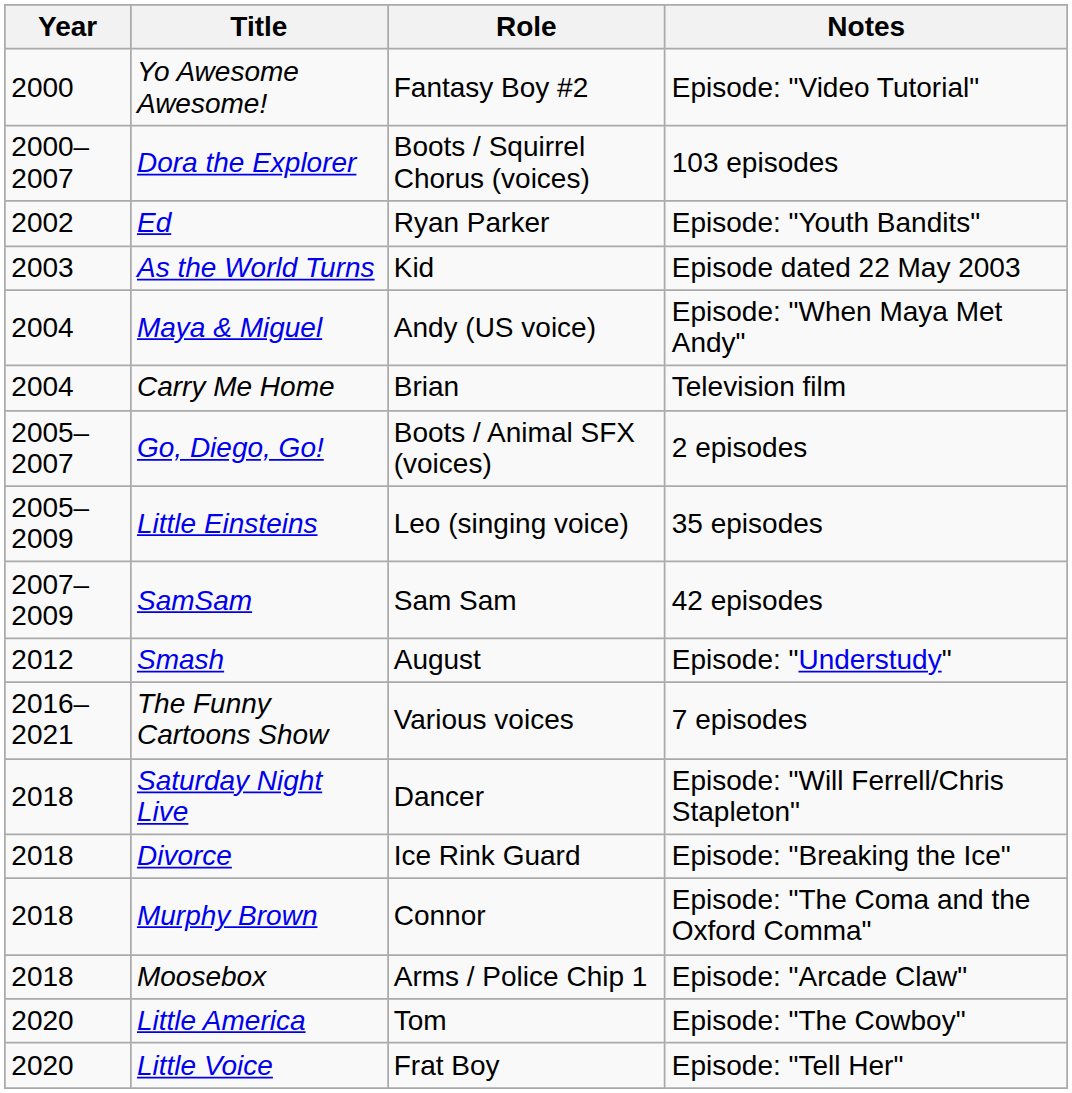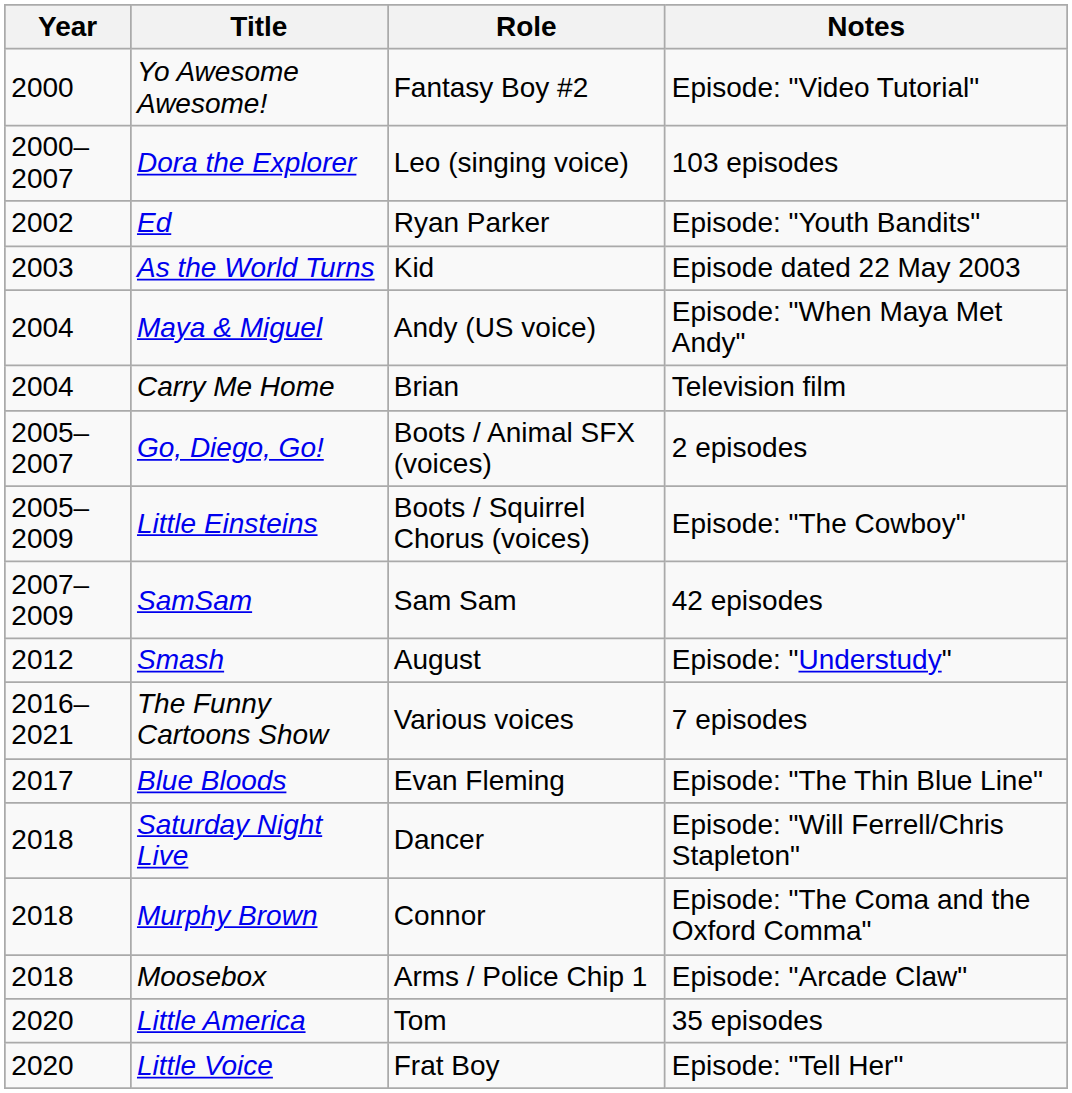(492, 162) Boots / Squirrel Chorus (voices) -> (511, 162) Leo (singing voice)
(511, 523) Leo (singing voice) -> (492, 523) Boots / Squirrel Chorus (voices)
(747, 523) 35 episodes -> (819, 523) Episode: "The Cowboy"
+ row: (212, 780)
- row: (184, 855)
(819, 1020) Episode: "The Cowboy" -> (747, 1020) 35 episodes
